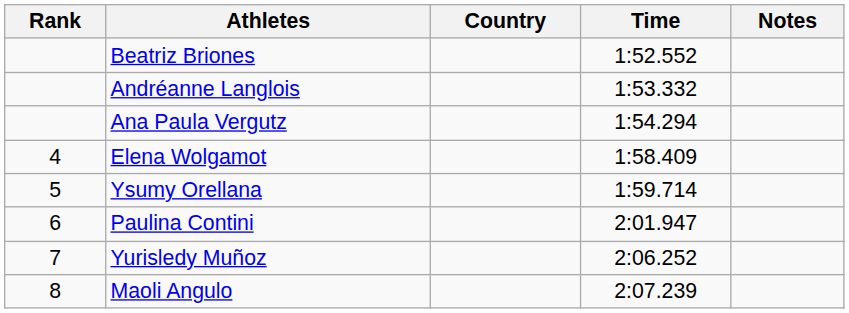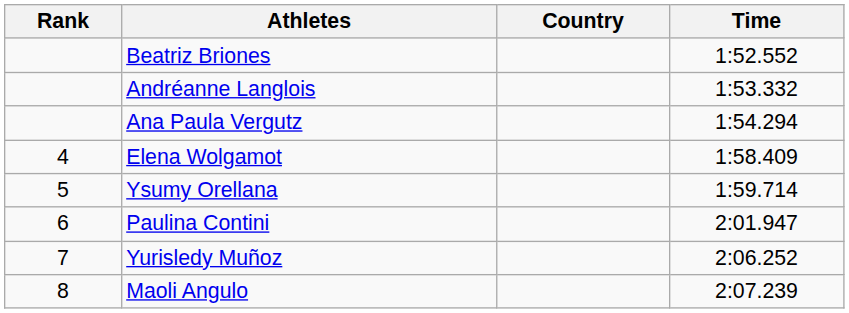- column: (788, 21)
